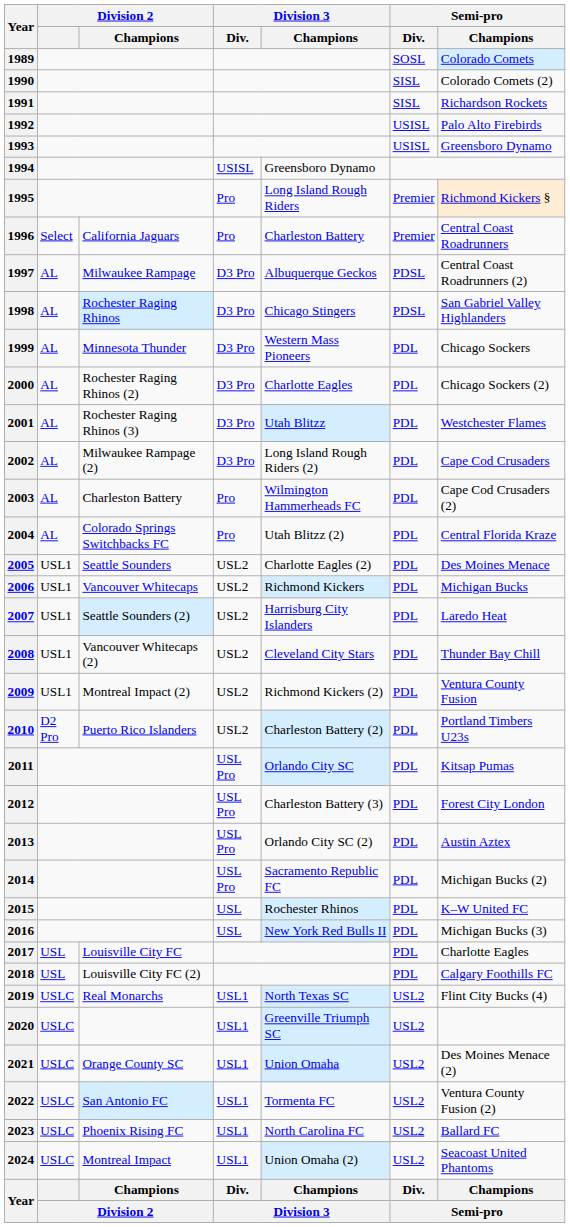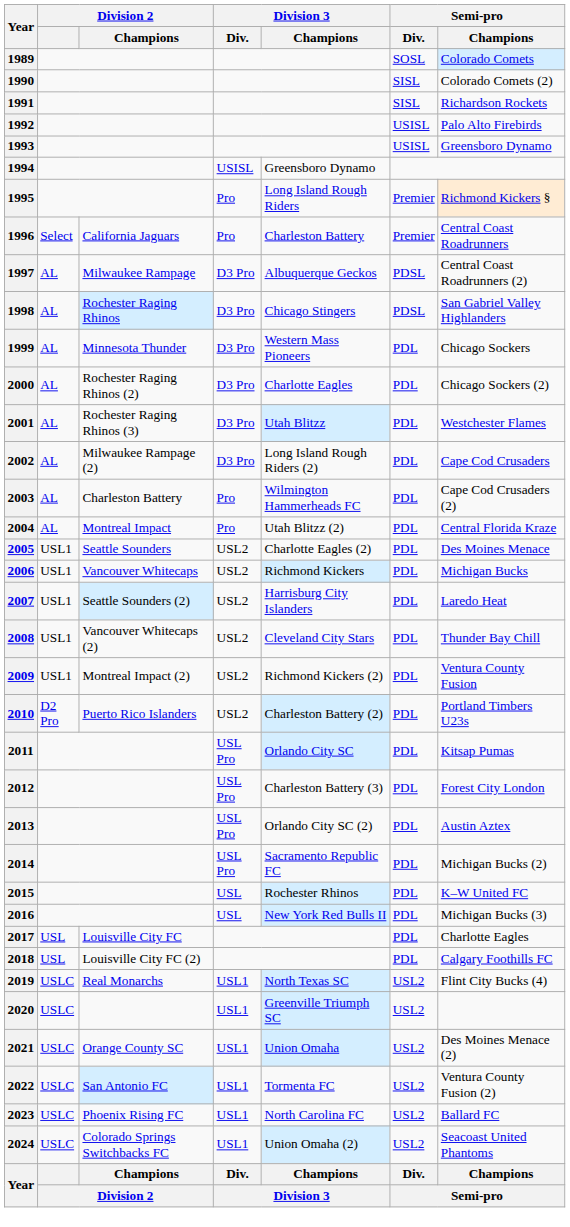(129, 535) Colorado Springs Switchbacks FC -> (127, 528) Montreal Impact
(127, 1160) Montreal Impact -> (129, 1144) Colorado Springs Switchbacks FC
